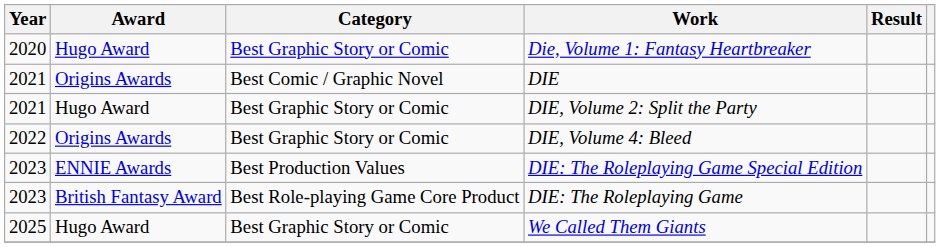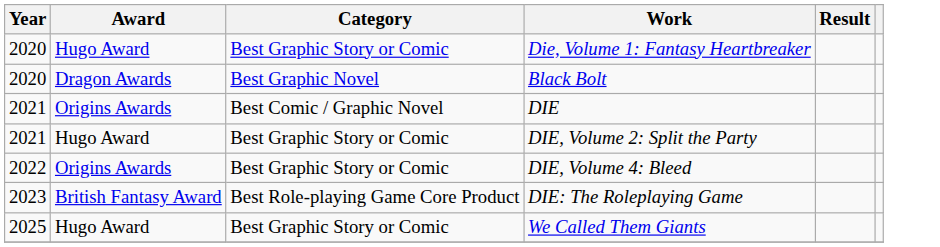+ row: (567, 78)
- row: (695, 167)
